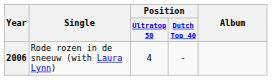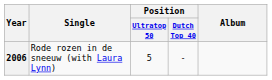(149, 58) 4 -> (149, 58) 5
